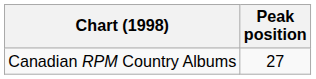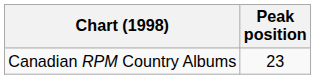(275, 61) 27 -> (275, 61) 23
